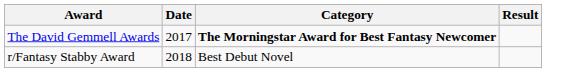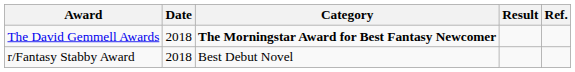+ column: (556, 15)
(179, 36) 2017 -> (179, 36) 2018
